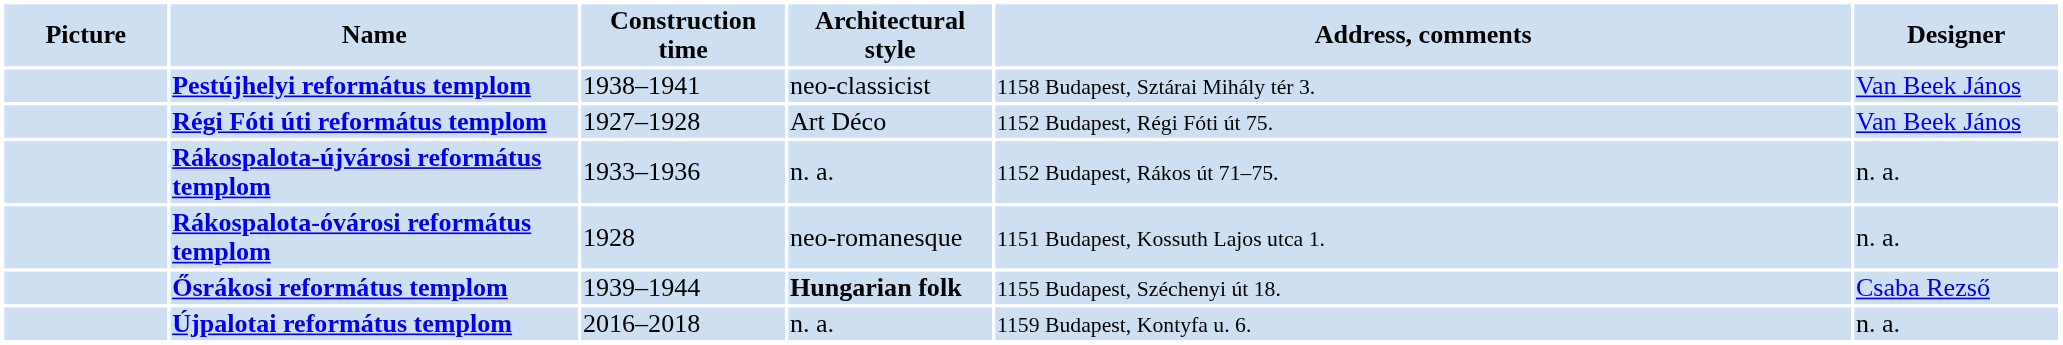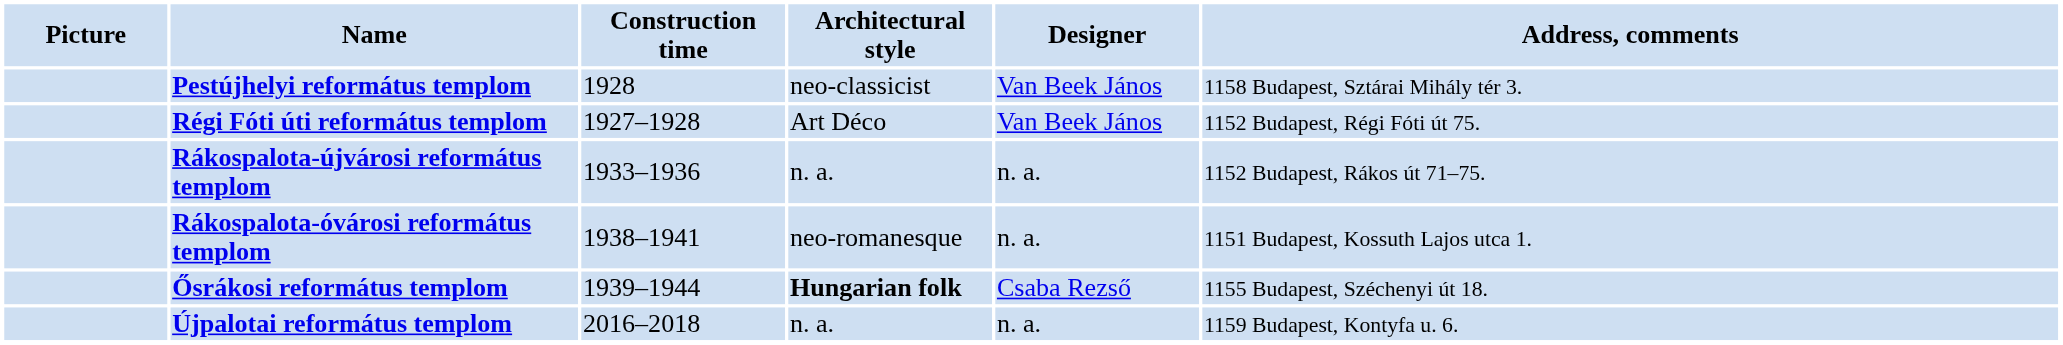columns swapped: (1956, 34) <-> (1423, 34)
(642, 85) 1938–1941 -> (609, 85) 1928
(609, 237) 1928 -> (642, 237) 1938–1941
